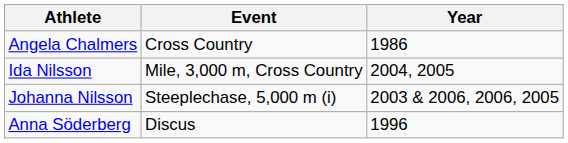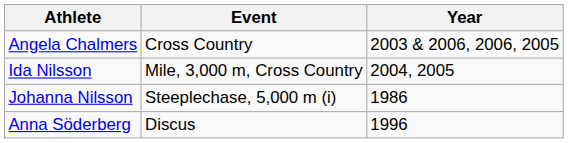(389, 44) 1986 -> (465, 44) 2003 & 2006, 2006, 2005
(465, 97) 2003 & 2006, 2006, 2005 -> (389, 97) 1986
